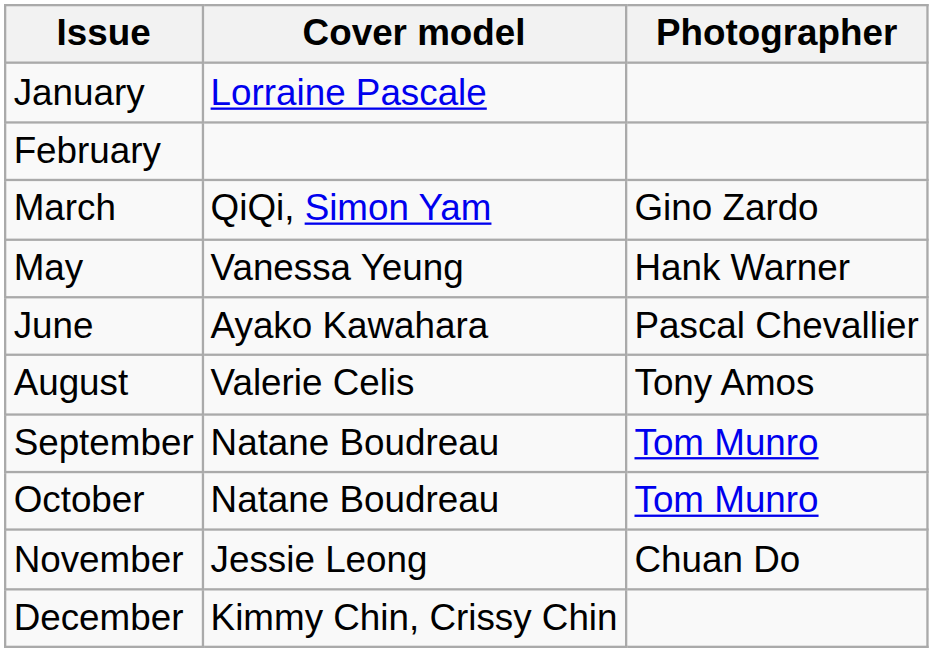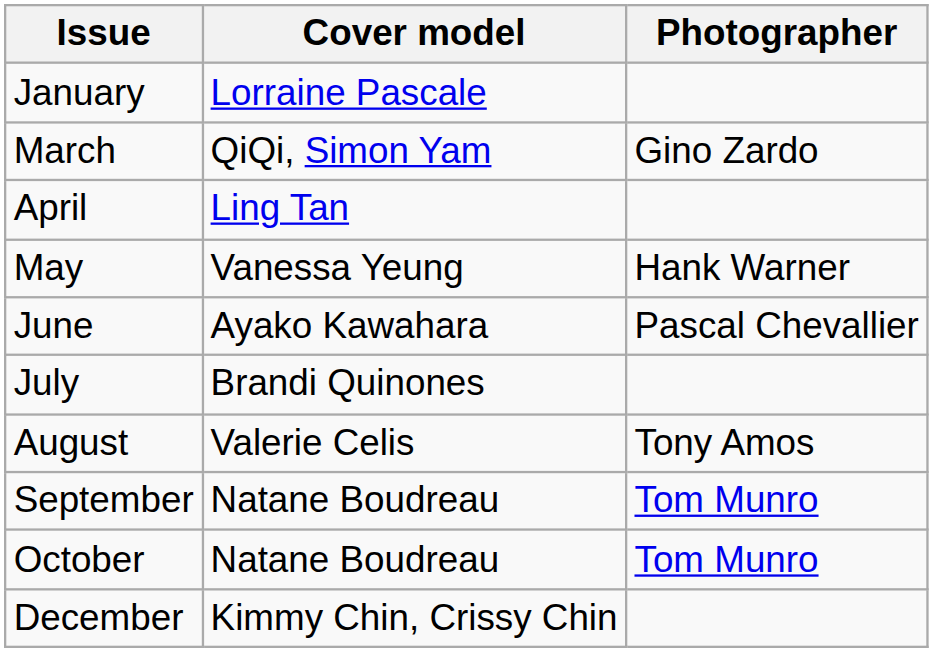- row: (87, 150)
+ row: (50, 208)
+ row: (46, 383)
- row: (99, 558)
